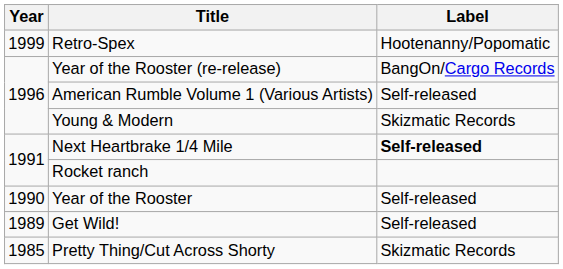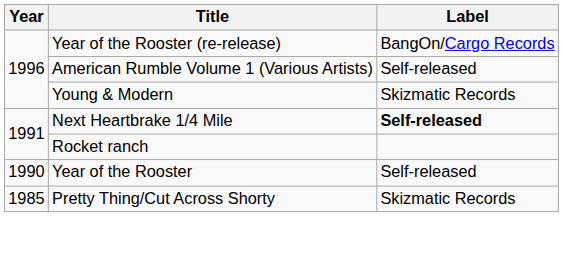- row: (93, 43)
- row: (86, 224)
